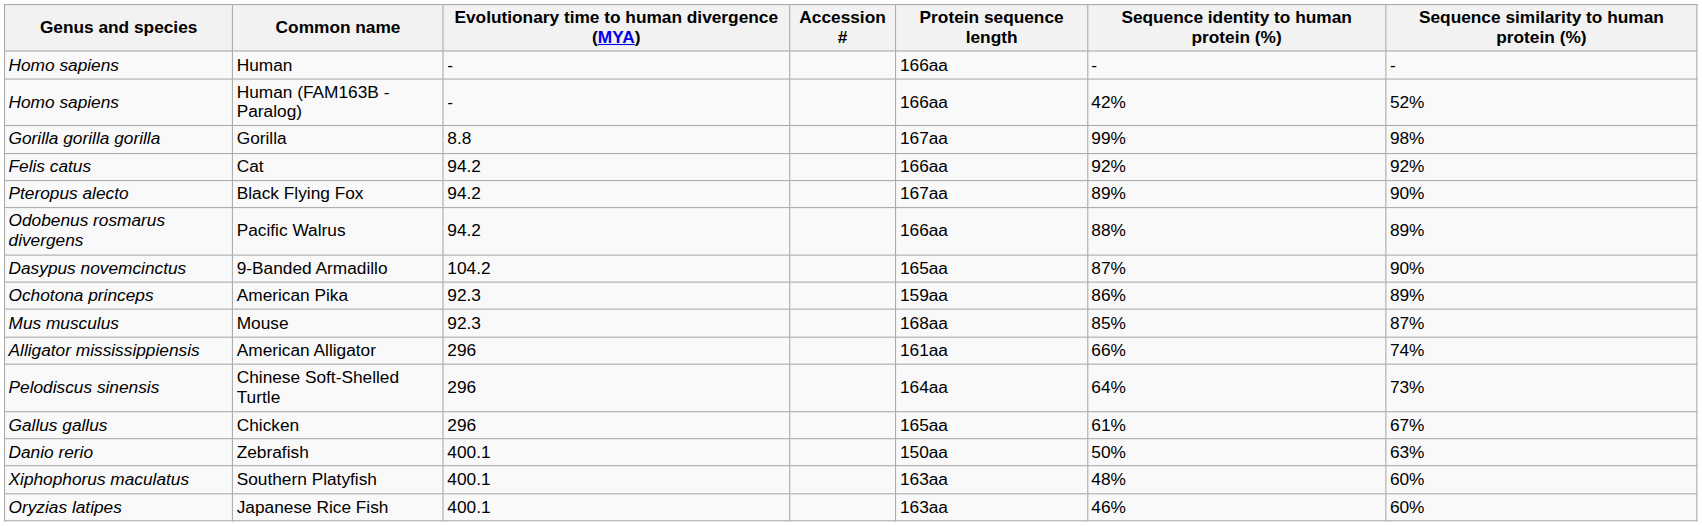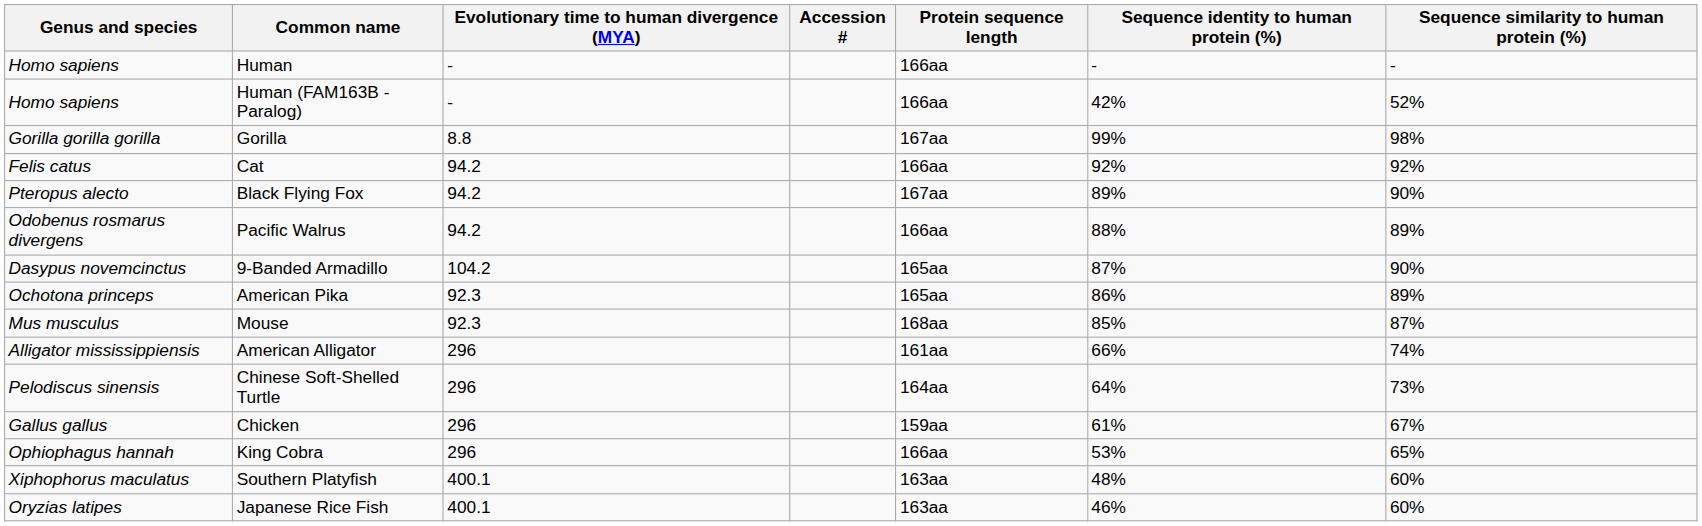(924, 295) 159aa -> (924, 295) 165aa
(924, 424) 165aa -> (924, 424) 159aa
+ row: (280, 452)
- row: (273, 452)
